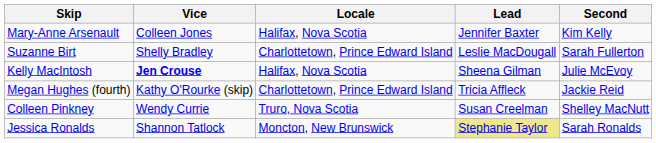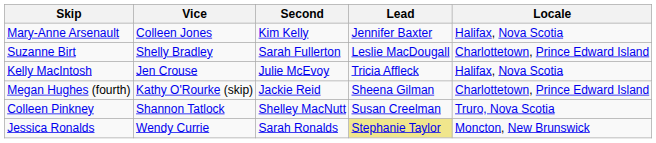columns swapped: (605, 14) <-> (356, 14)
(169, 71) bold -> (167, 71) normal
(500, 71) Sheena Gilman -> (385, 71) Tricia Affleck
(492, 90) Tricia Affleck -> (393, 90) Sheena Gilman
(173, 109) Wendy Currie -> (180, 109) Shannon Tatlock
(180, 128) Shannon Tatlock -> (173, 128) Wendy Currie
